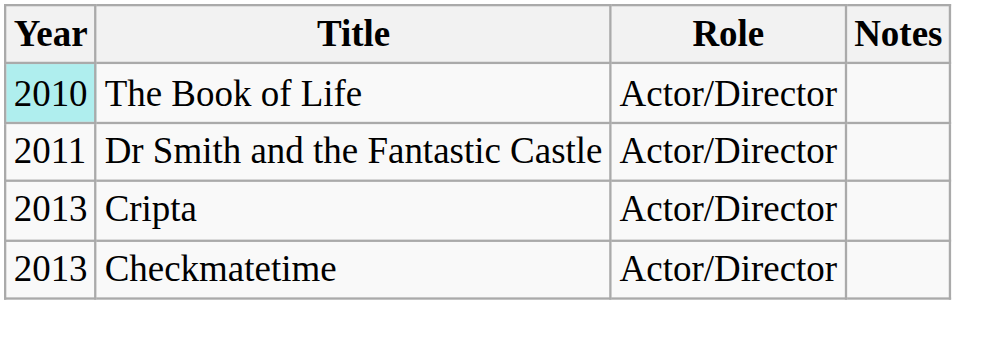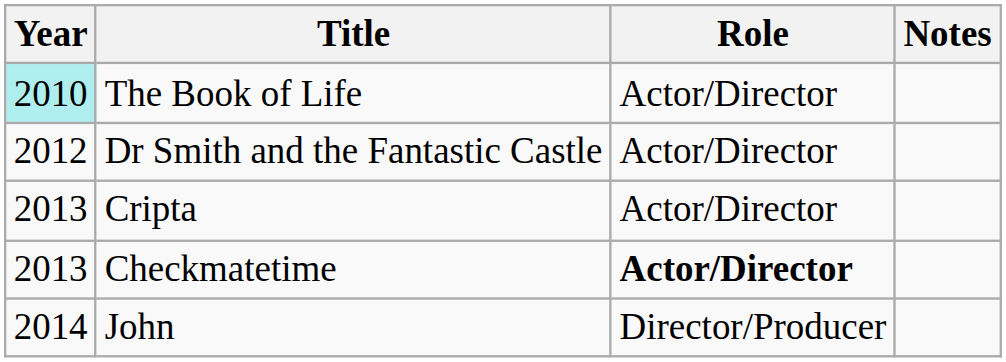(50, 151) 2011 -> (51, 151) 2012
(728, 268) normal -> (736, 268) bold
+ row: (140, 326)
